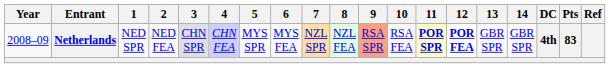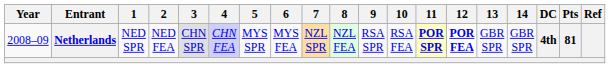(373, 40) lightsalmon background -> (373, 40) no background
(570, 40) 83 -> (570, 40) 81
